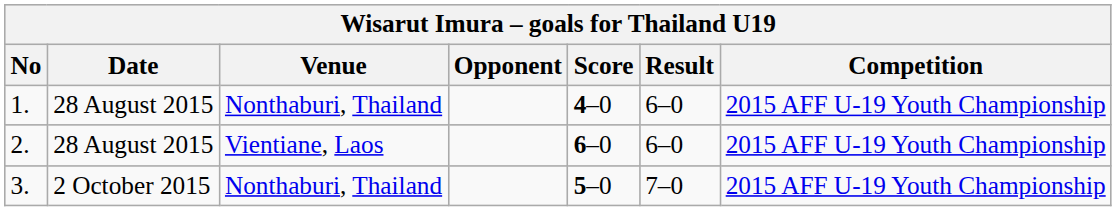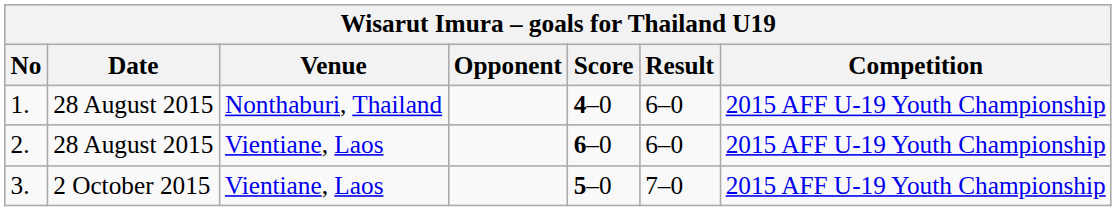(334, 184) Nonthaburi, Thailand -> (304, 184) Vientiane, Laos
